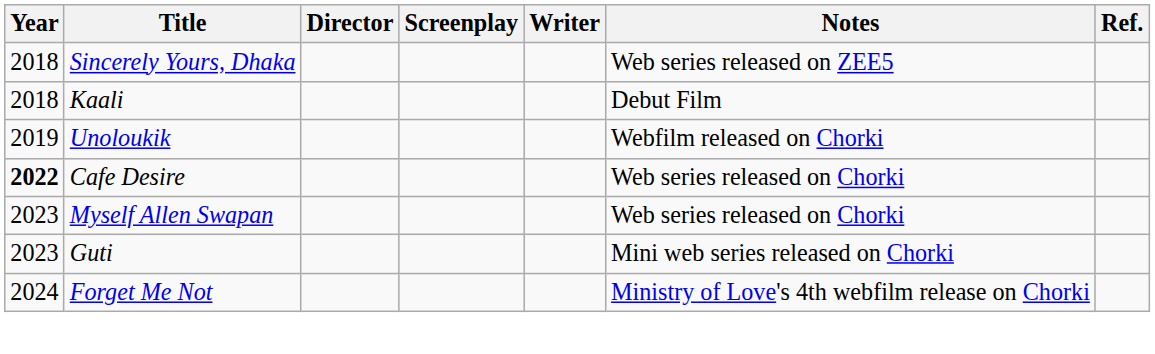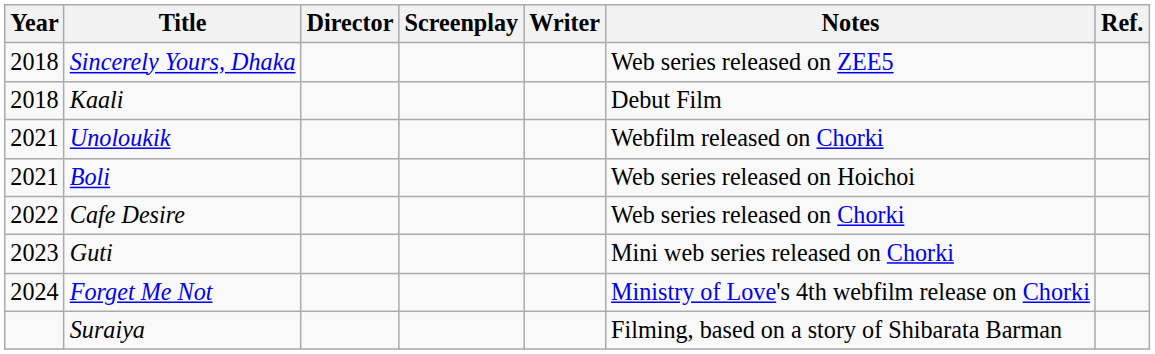(34, 138) 2019 -> (34, 138) 2021
+ row: (90, 176)
(34, 176) bold -> (34, 215) normal
- row: (172, 215)
+ row: (107, 330)
